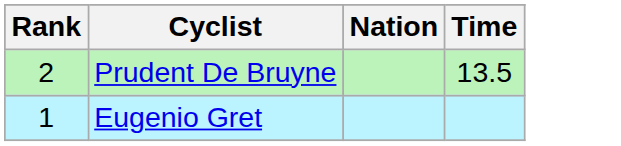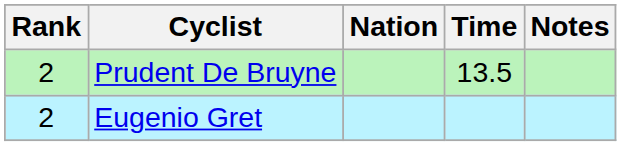+ column: (570, 27)
(46, 117) 1 -> (46, 117) 2
